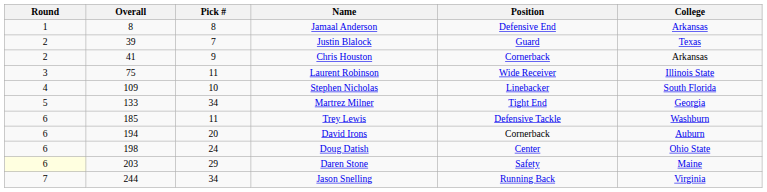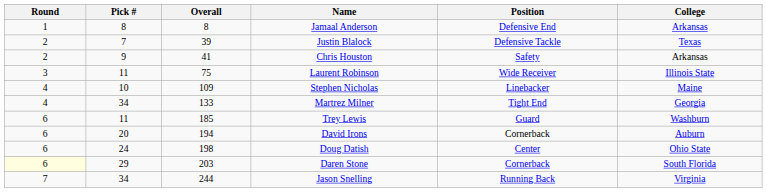columns swapped: (213, 12) <-> (131, 12)
(528, 42) Guard -> (528, 42) Defensive Tackle
(528, 57) Cornerback -> (528, 57) Safety
(690, 88) South Florida -> (690, 88) Maine
(45, 103) 5 -> (45, 103) 4
(528, 118) Defensive Tackle -> (528, 118) Guard
(528, 164) Safety -> (528, 164) Cornerback
(690, 164) Maine -> (690, 164) South Florida
